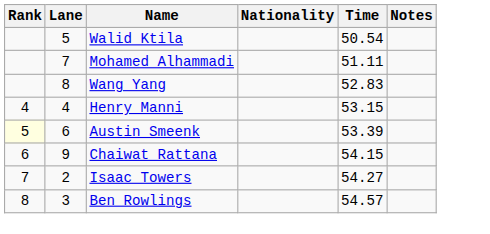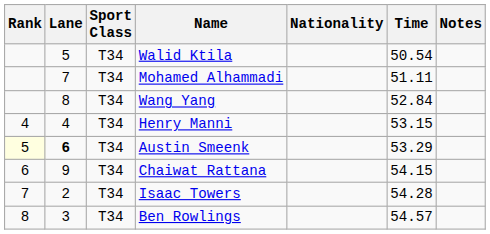+ column: (111, 24)
(362, 85) 52.83 -> (412, 102) 52.84
(66, 132) normal -> (66, 148) bold
(362, 132) 53.39 -> (412, 148) 53.29
(362, 178) 54.27 -> (412, 194) 54.28
